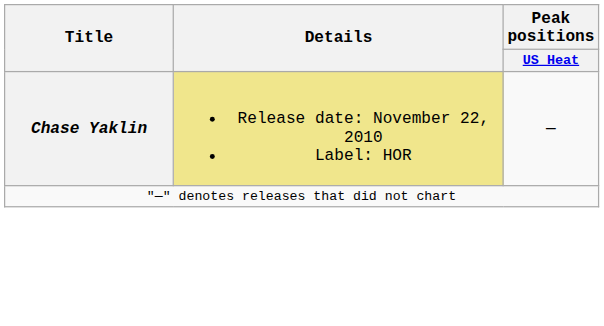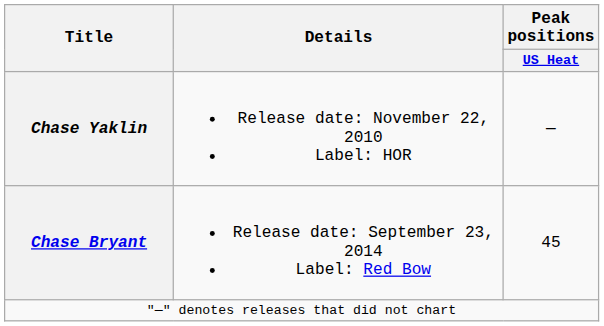(339, 137) khaki background -> (339, 137) no background
+ row: (89, 242)
